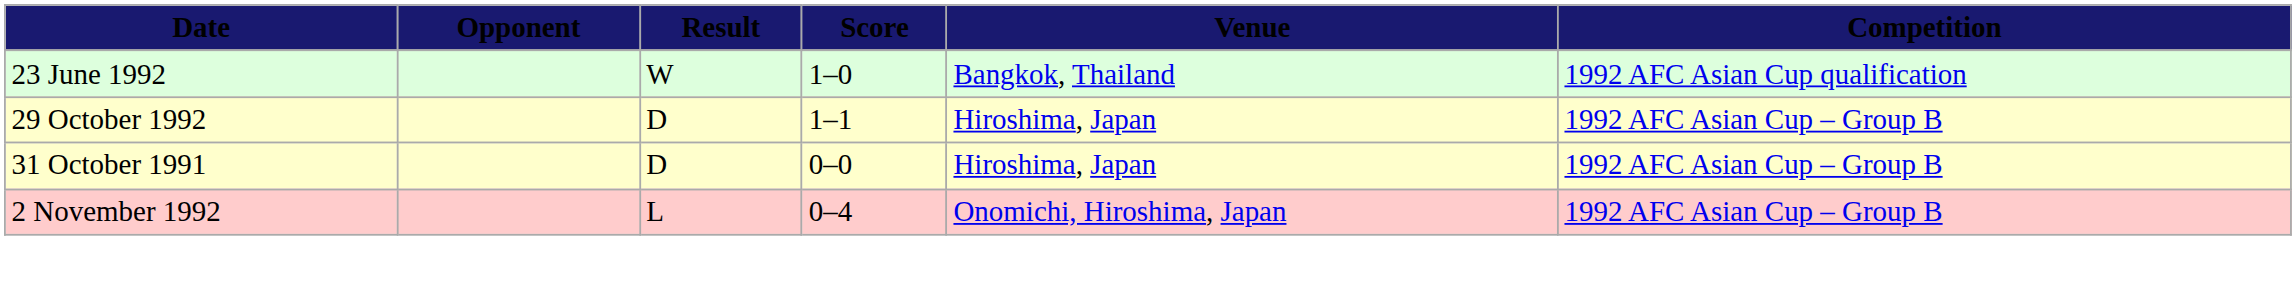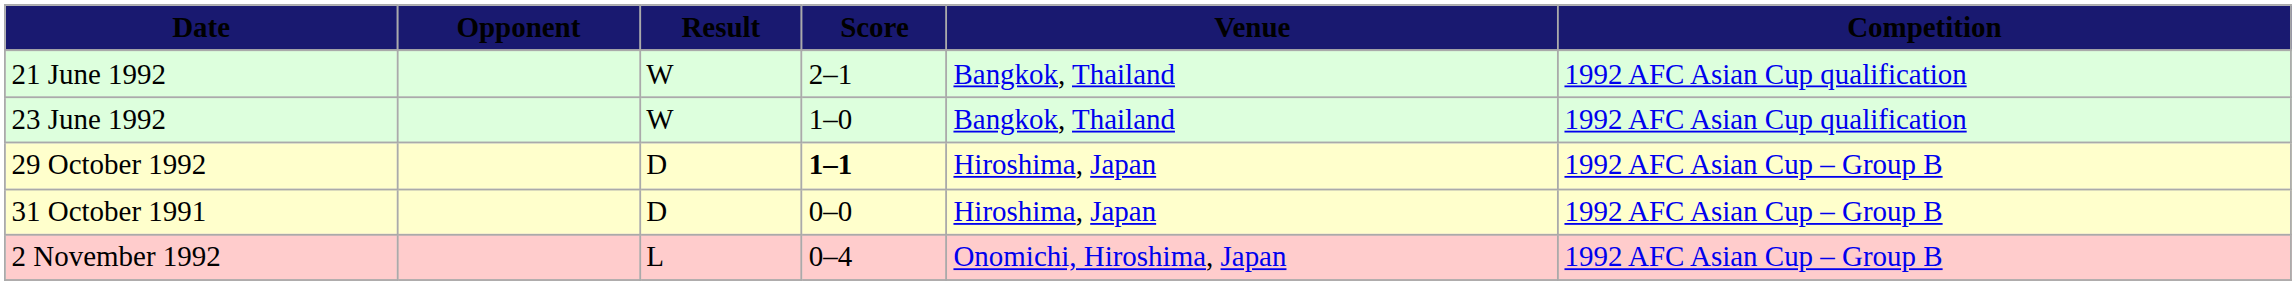+ row: (89, 73)
(831, 119) normal -> (831, 165) bold
